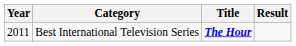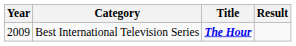(18, 31) 2011 -> (19, 31) 2009
